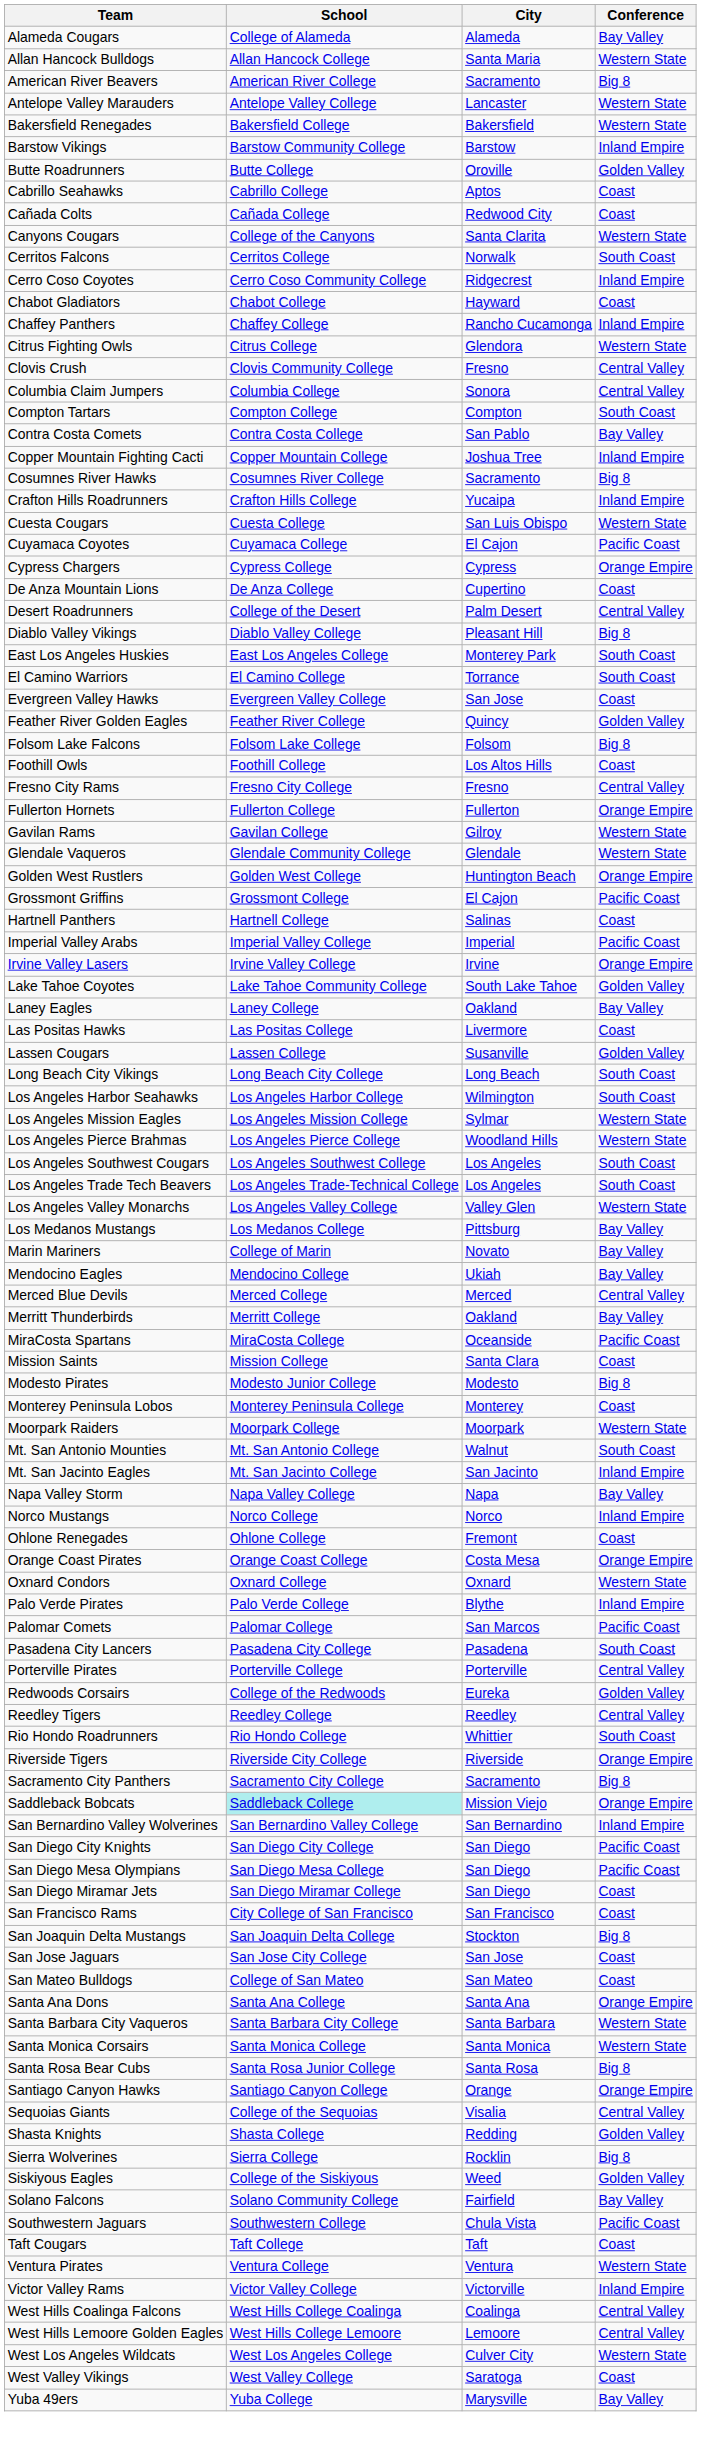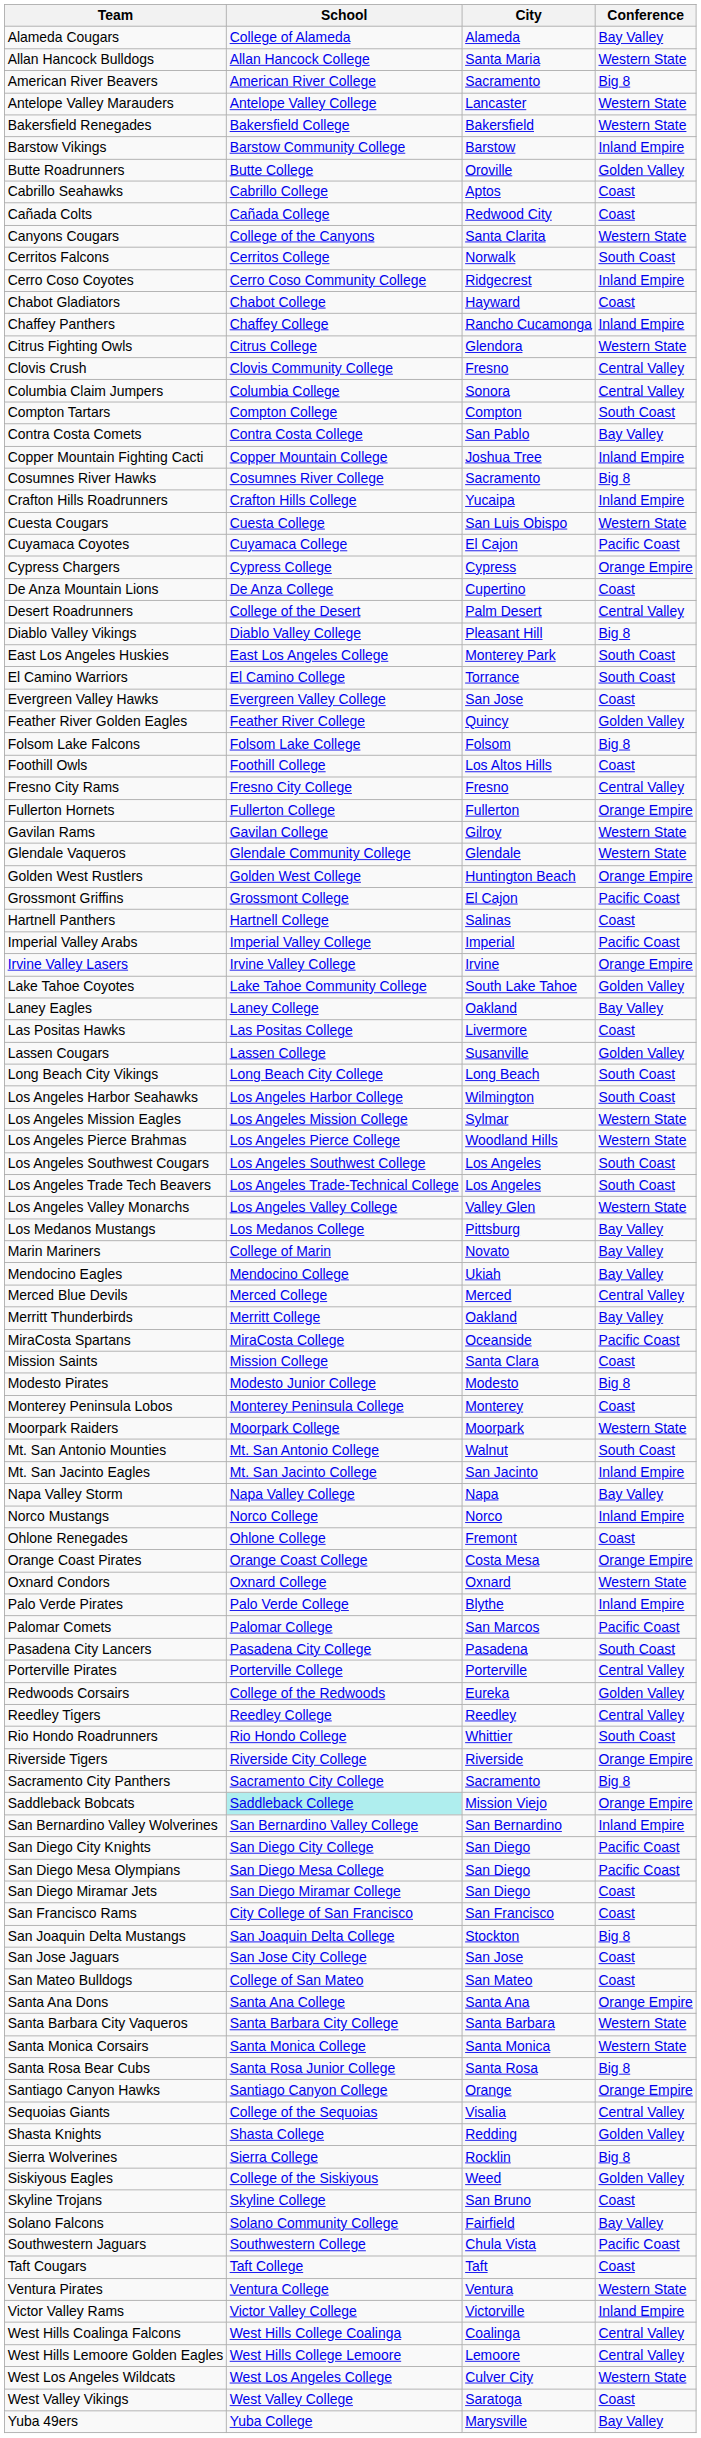+ row: (55, 2201)
